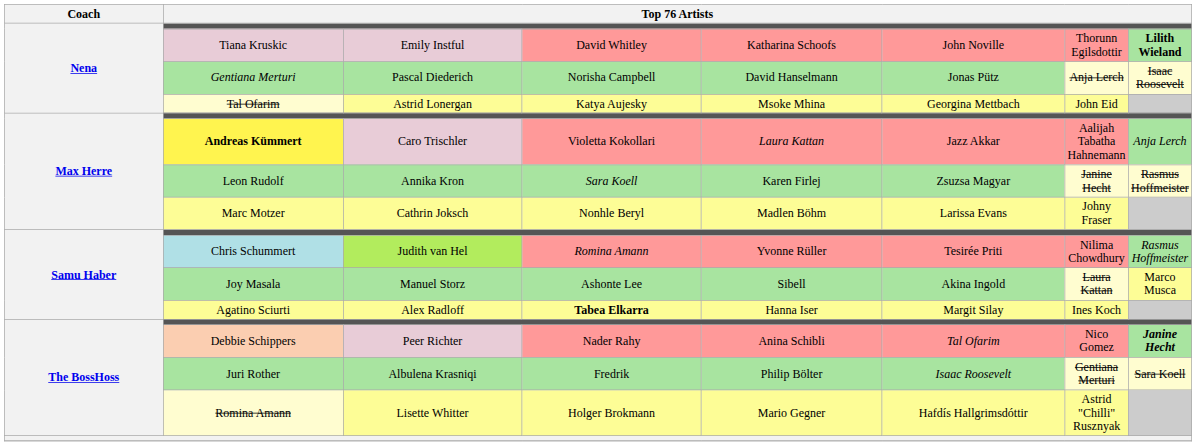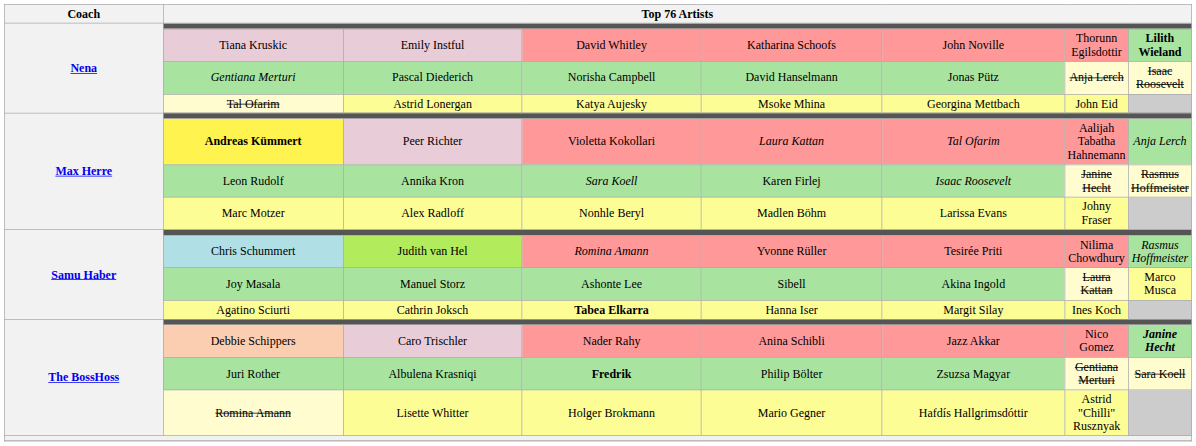(433, 141) Caro Trischler -> (433, 141) Peer Richter
(973, 141) Jazz Akkar -> (973, 141) Tal Ofarim
(973, 180) Zsuzsa Magyar -> (973, 180) Isaac Roosevelt
(433, 213) Cathrin Joksch -> (433, 213) Alex Radloff
(433, 309) Alex Radloff -> (433, 309) Cathrin Joksch
(433, 341) Peer Richter -> (433, 341) Caro Trischler
(973, 341) Tal Ofarim -> (973, 341) Jazz Akkar
(612, 373) normal -> (612, 373) bold
(973, 373) Isaac Roosevelt -> (973, 373) Zsuzsa Magyar
